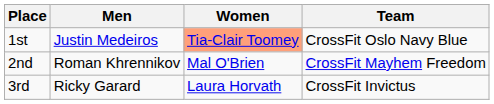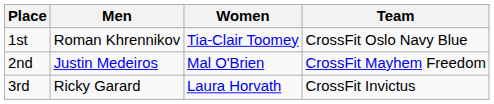(106, 39) Justin Medeiros -> (117, 39) Roman Khrennikov
(243, 39) lightsalmon background -> (243, 39) no background
(117, 63) Roman Khrennikov -> (106, 63) Justin Medeiros
